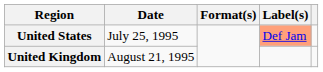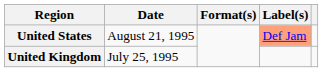(143, 35) July 25, 1995 -> (151, 35) August 21, 1995
(151, 56) August 21, 1995 -> (143, 56) July 25, 1995
